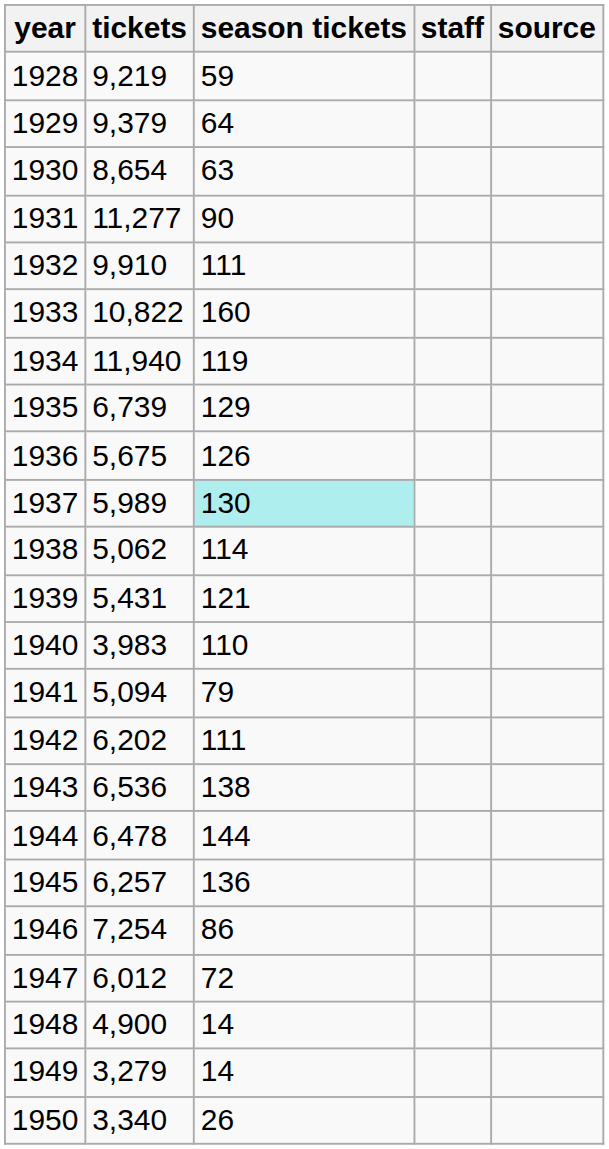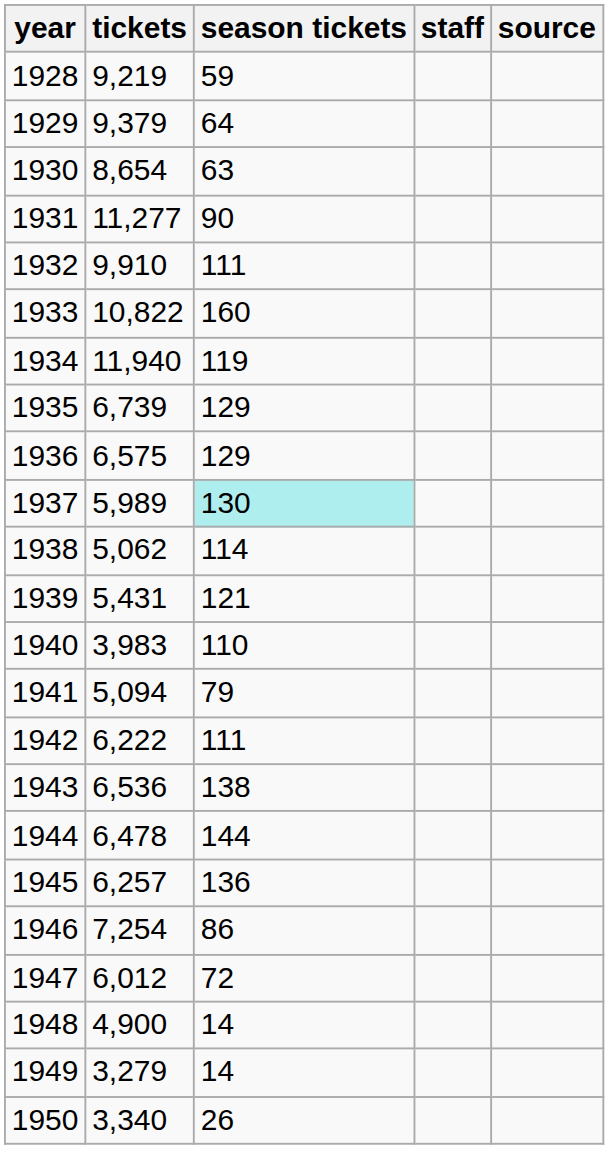(130, 455) 5,675 -> (130, 455) 6,575
(226, 455) 126 -> (226, 455) 129
(130, 739) 6,202 -> (130, 739) 6,222
